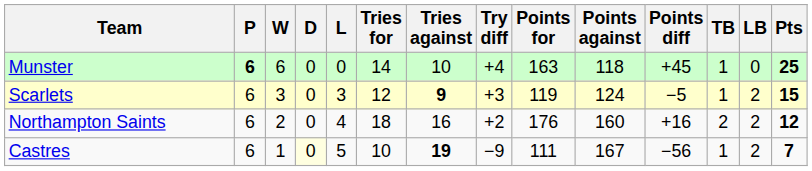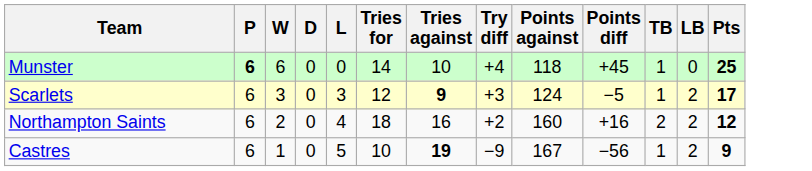- column: (543, 28)
(789, 94) 15 -> (727, 94) 17
(311, 151) lightyellow background -> (311, 151) no background
(789, 151) 7 -> (727, 151) 9
